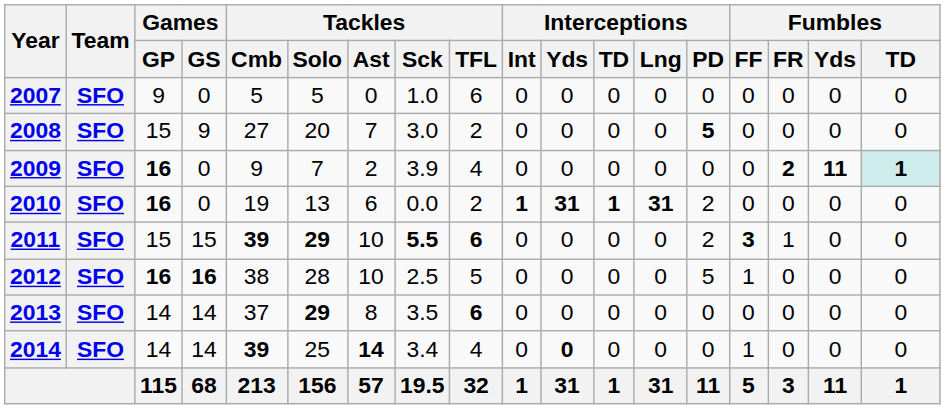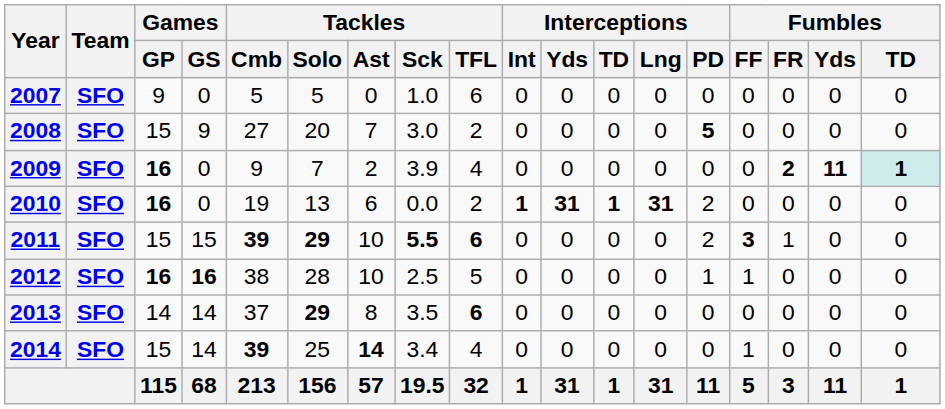(708, 276) 5 -> (708, 276) 1
(158, 349) 14 -> (158, 349) 15
(567, 349) bold -> (567, 349) normal
